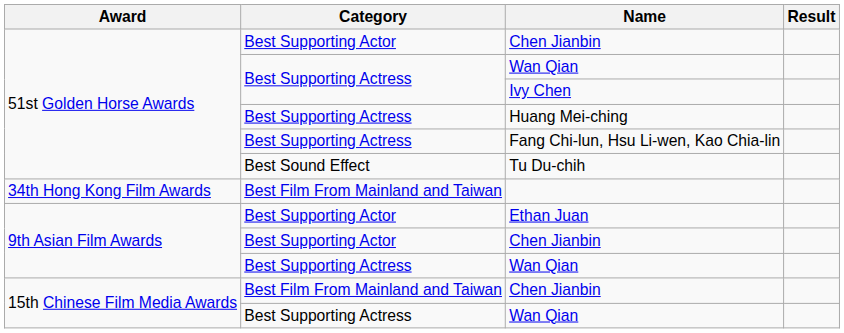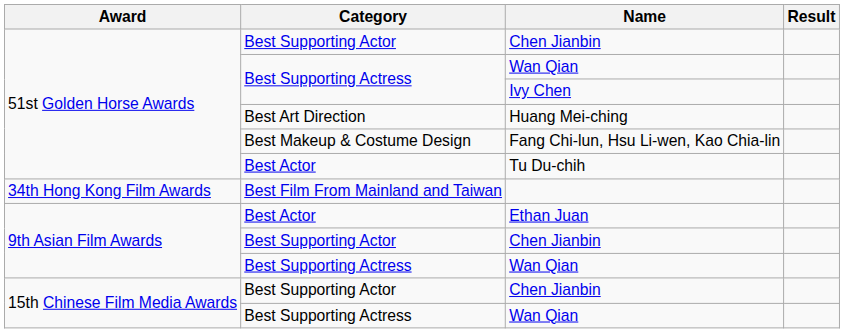(328, 116) Best Supporting Actress -> (305, 116) Best Art Direction
(328, 141) Best Supporting Actress -> (358, 141) Best Makeup & Costume Design
(307, 166) Best Sound Effect -> (280, 166) Best Actor
(320, 215) Best Supporting Actor -> (280, 215) Best Actor
(373, 290) Best Film From Mainland and Taiwan -> (320, 290) Best Supporting Actor
